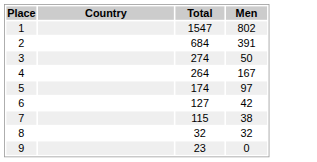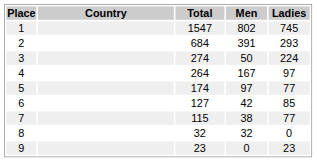+ column: (289, 13)
